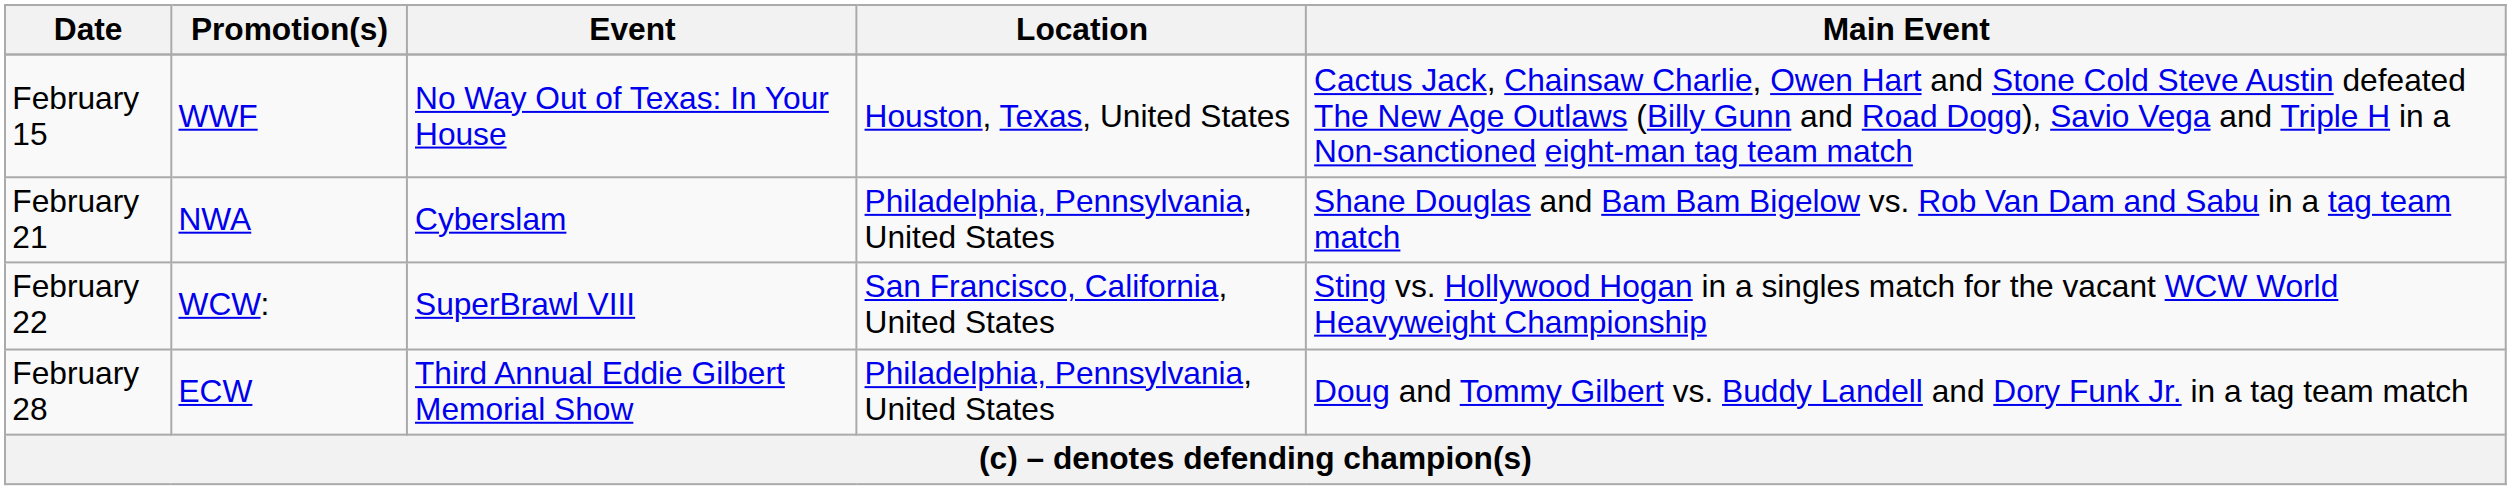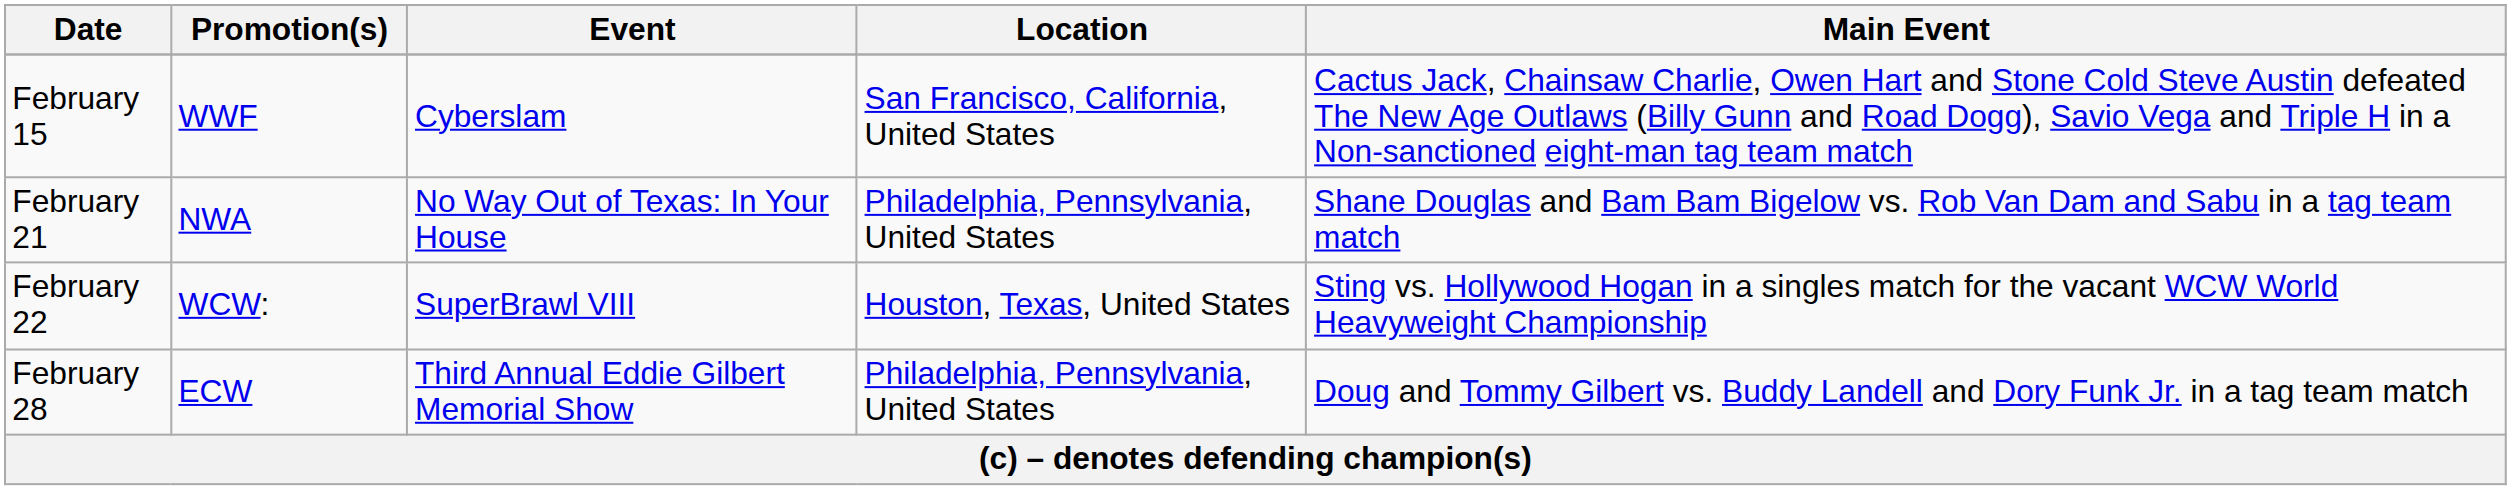(622, 115) No Way Out of Texas: In Your House -> (491, 115) Cyberslam
(1077, 115) Houston, Texas, United States -> (1046, 115) San Francisco, California, United States
(491, 219) Cyberslam -> (622, 219) No Way Out of Texas: In Your House
(1046, 305) San Francisco, California, United States -> (1077, 305) Houston, Texas, United States
